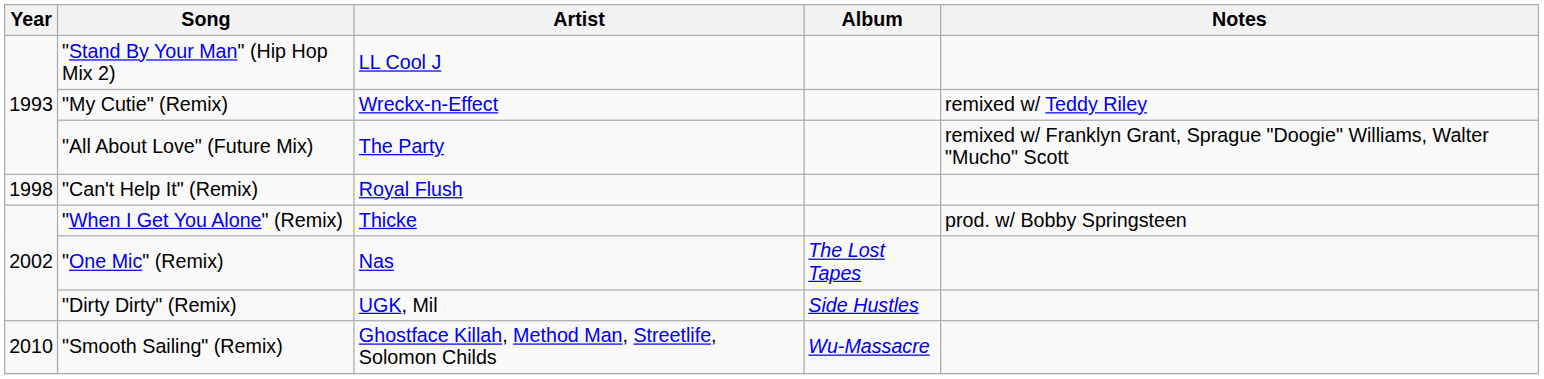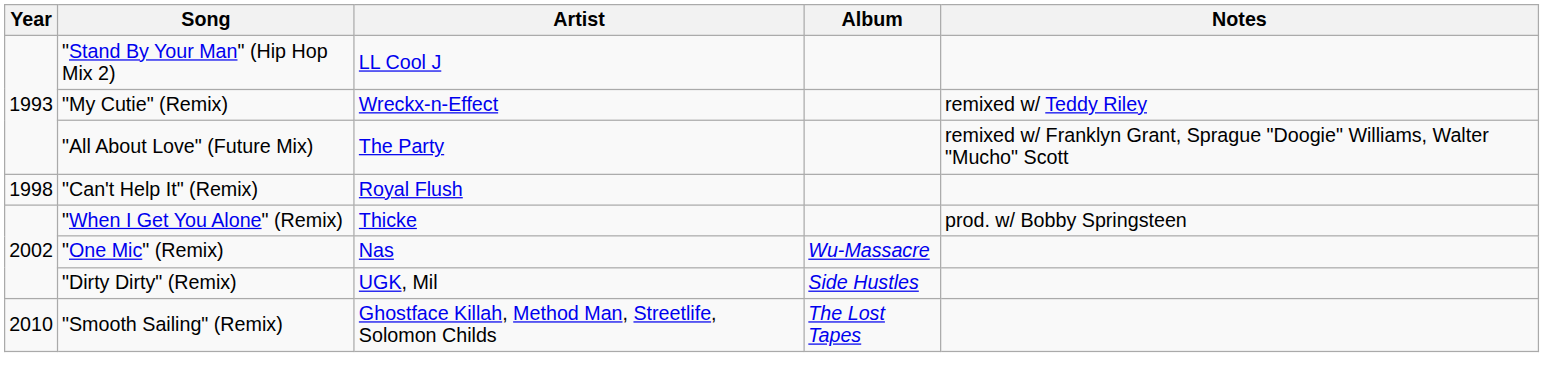(847, 262) The Lost Tapes -> (869, 251) Wu-Massacre
(869, 347) Wu-Massacre -> (847, 325) The Lost Tapes
